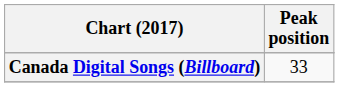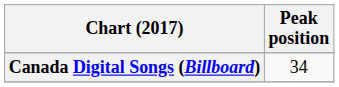(299, 67) 33 -> (299, 67) 34
